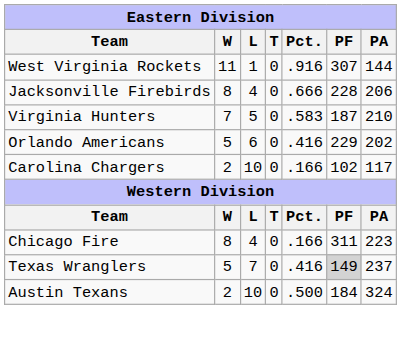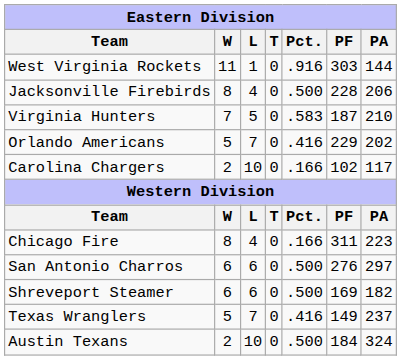(344, 67) 307 -> (344, 67) 303
(304, 92) .666 -> (304, 92) .500
(253, 142) 6 -> (253, 142) 7
+ row: (96, 267)
+ row: (91, 292)
(344, 267) lightgrey background -> (344, 317) no background
